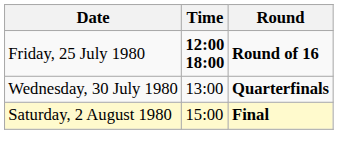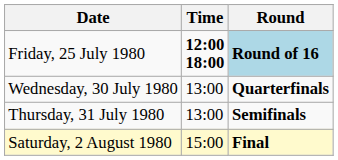(275, 53) no background -> (275, 53) lightblue background
+ row: (86, 115)
